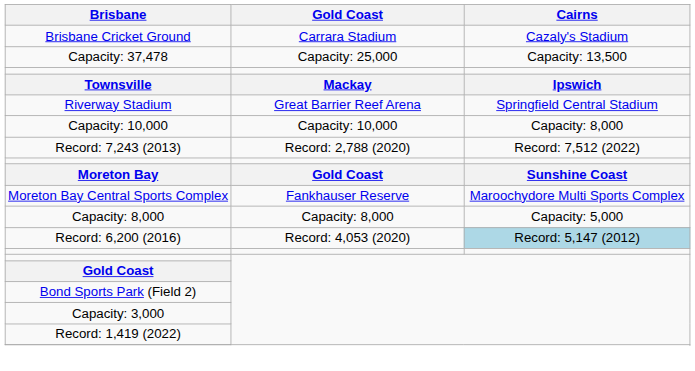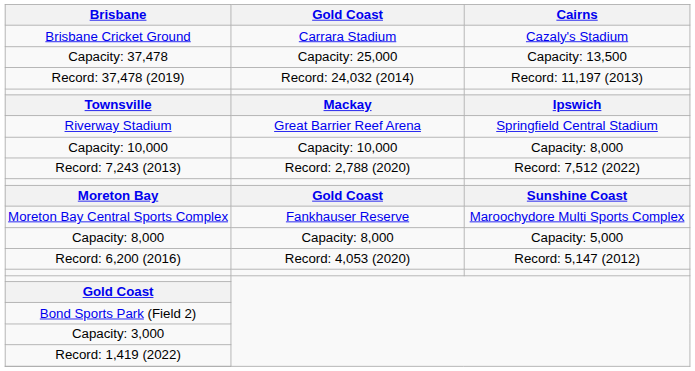+ row: (118, 78)
(577, 237) lightblue background -> (577, 258) no background
